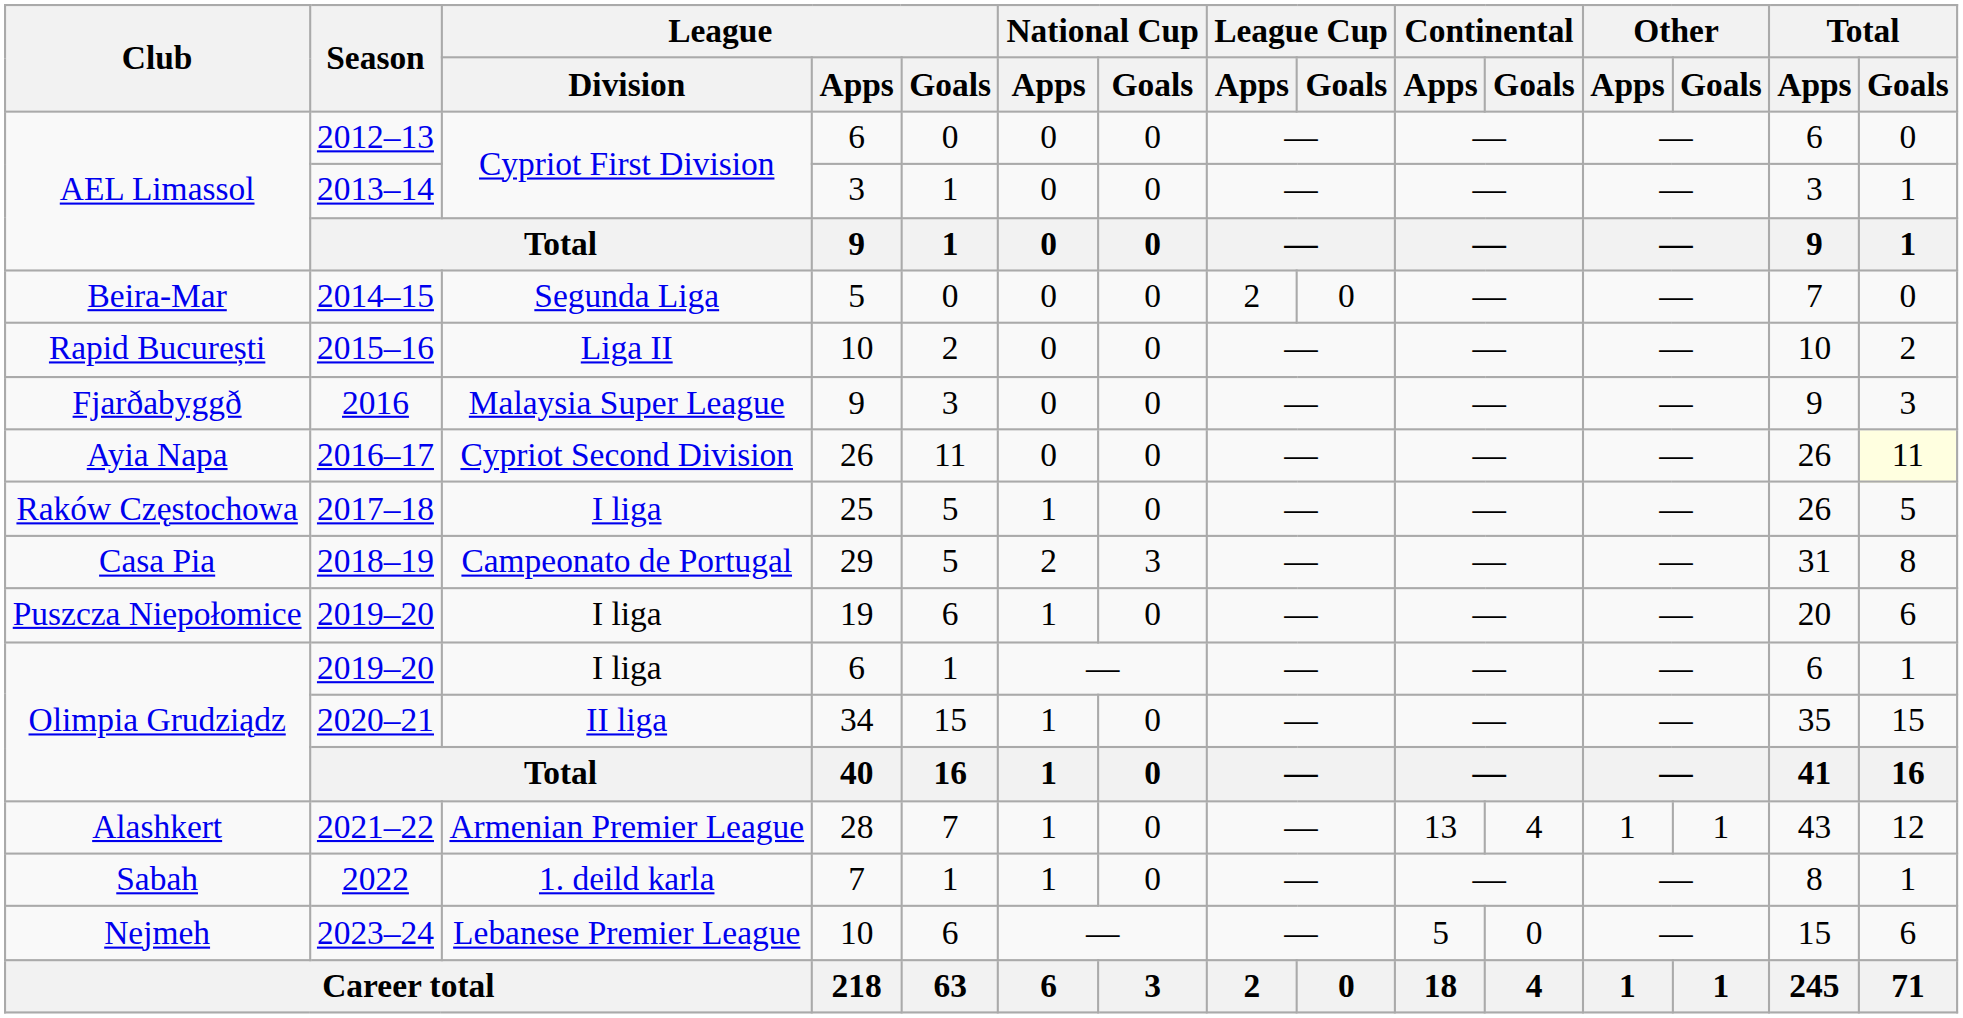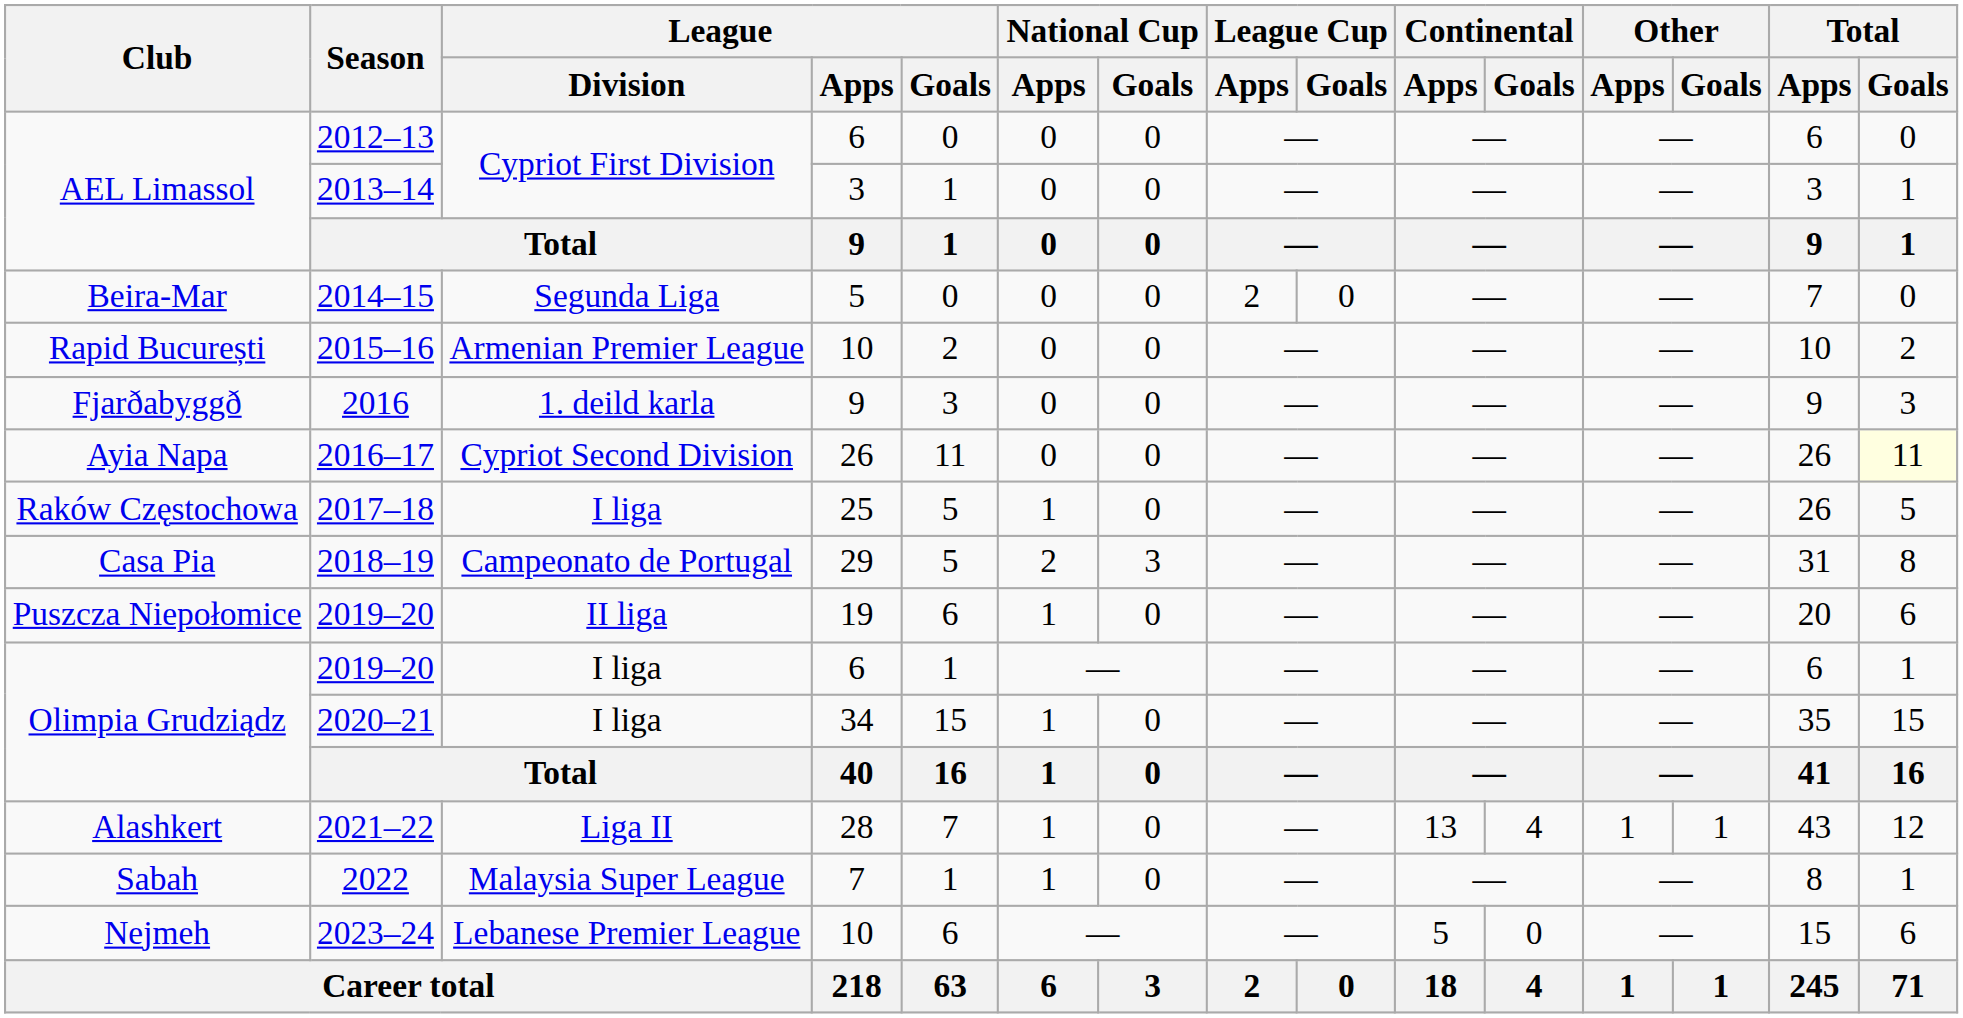(627, 349) Liga II -> (627, 349) Armenian Premier League
(627, 402) Malaysia Super League -> (627, 402) 1. deild karla
(627, 614) I liga -> (627, 614) II liga
(627, 720) II liga -> (627, 720) I liga
(627, 826) Armenian Premier League -> (627, 826) Liga II
(627, 879) 1. deild karla -> (627, 879) Malaysia Super League
